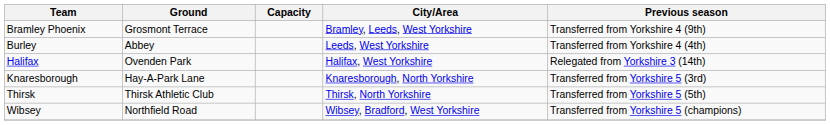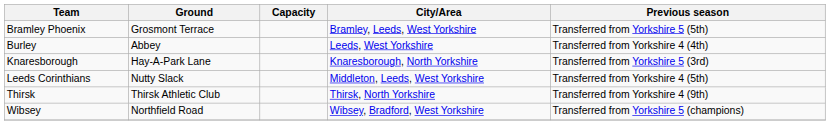(628, 29) Transferred from Yorkshire 4 (9th) -> (630, 29) Transferred from Yorkshire 5 (5th)
- row: (23, 62)
+ row: (49, 78)
(628, 95) Transferred from Yorkshire 5 (5th) -> (630, 95) Transferred from Yorkshire 4 (9th)
